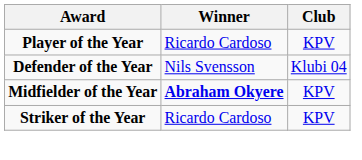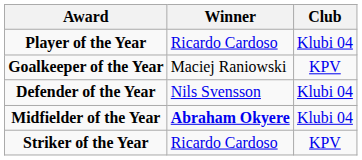(319, 42) KPV -> (325, 42) Klubi 04
+ row: (86, 67)
(319, 92) KPV -> (325, 117) Klubi 04
